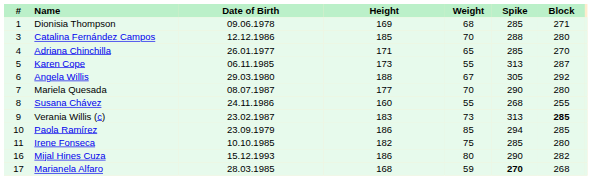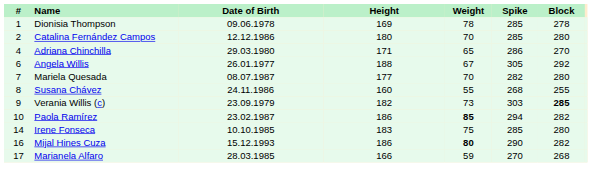(468, 24) 68 -> (468, 24) 78
(562, 24) 271 -> (562, 24) 278
(19, 37) 3 -> (19, 37) 2
(384, 37) 185 -> (384, 37) 180
(515, 37) 288 -> (515, 37) 285
(251, 50) 26.01.1977 -> (251, 50) 29.03.1980
(515, 50) 285 -> (515, 50) 286
- row: (60, 63)
(251, 77) 29.03.1980 -> (251, 63) 26.01.1977
(515, 90) 290 -> (515, 77) 282
(251, 116) 23.02.1987 -> (251, 103) 23.09.1979
(384, 116) 183 -> (384, 103) 182
(515, 116) 313 -> (515, 103) 303
(251, 129) 23.09.1979 -> (251, 116) 23.02.1987
(468, 129) normal -> (468, 116) bold
(562, 129) 285 -> (562, 116) 282
(19, 143) 11 -> (19, 129) 14
(384, 143) 182 -> (384, 129) 183
(468, 156) normal -> (468, 143) bold
(384, 169) 168 -> (384, 156) 166
(515, 169) bold -> (515, 156) normal
